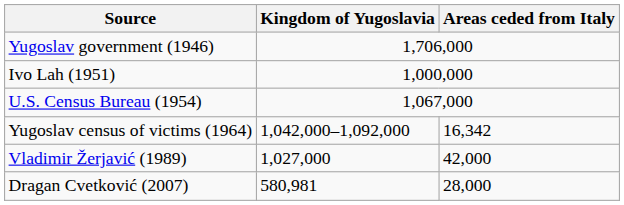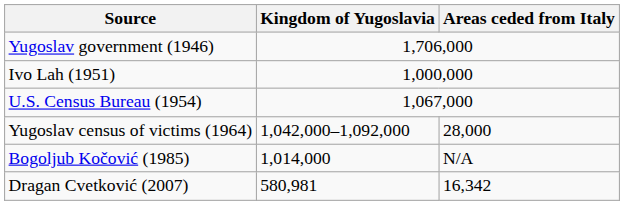(467, 130) 16,342 -> (467, 130) 28,000
+ row: (99, 158)
- row: (98, 158)
(467, 185) 28,000 -> (467, 185) 16,342
